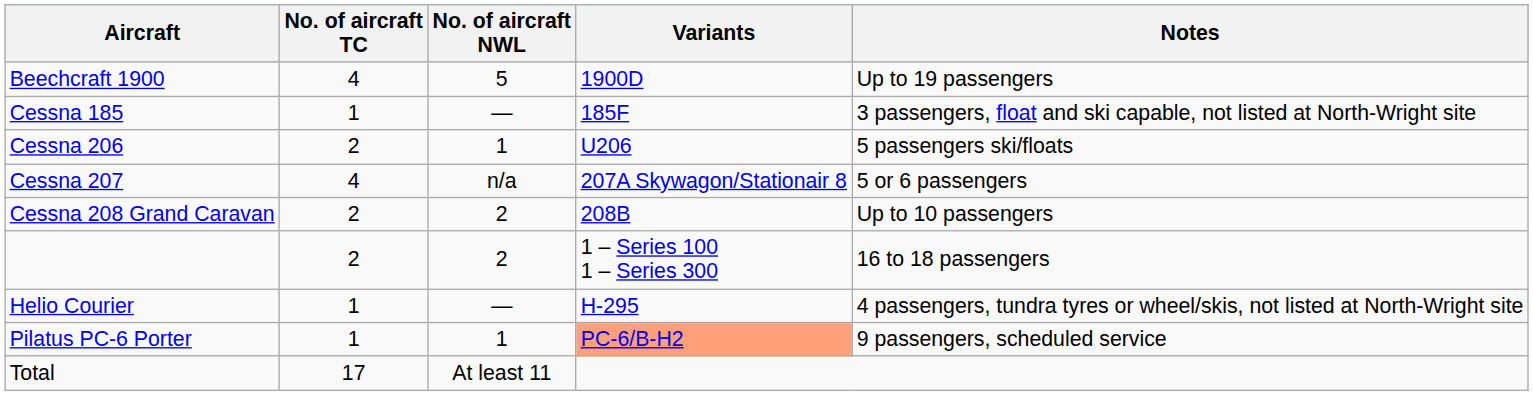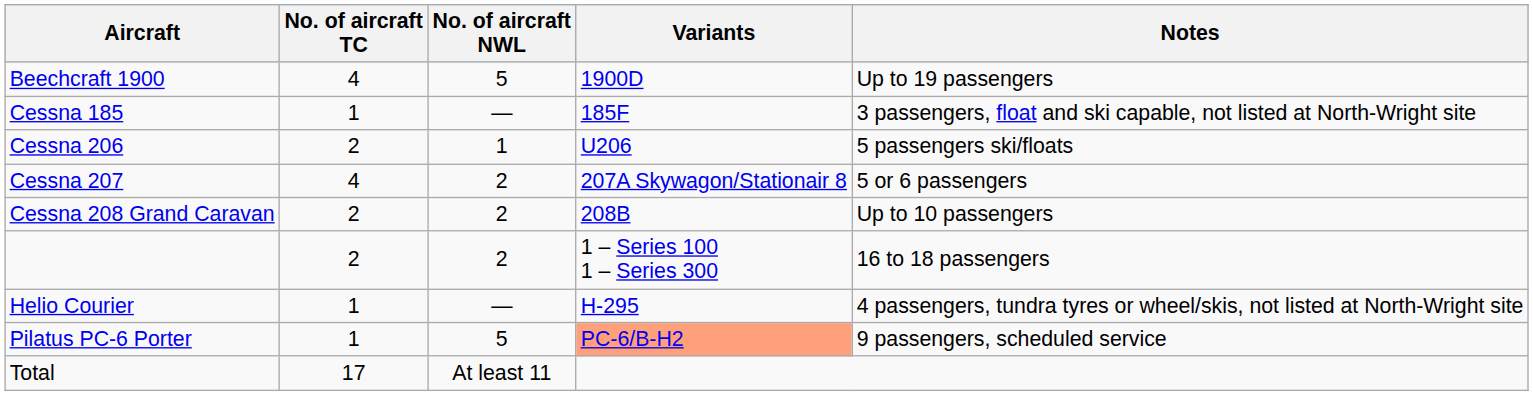(502, 180) n/a -> (502, 180) 2
(502, 339) 1 -> (502, 339) 5
